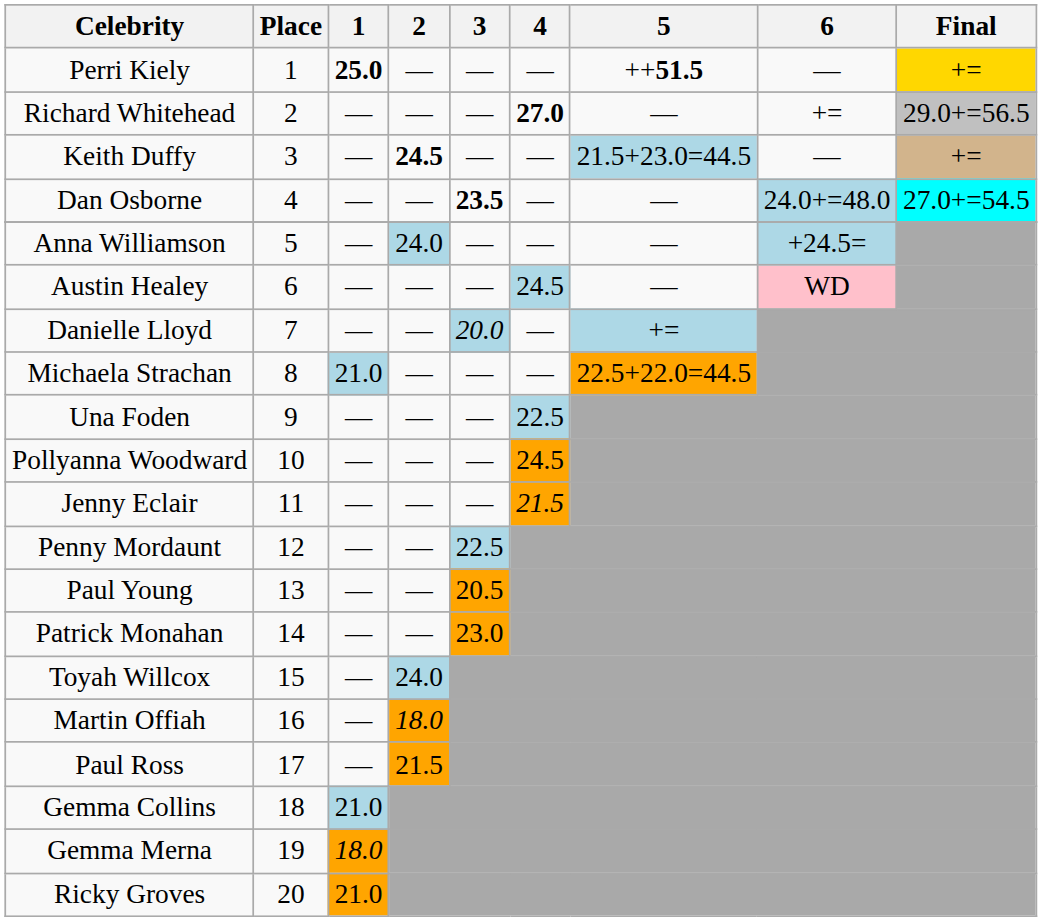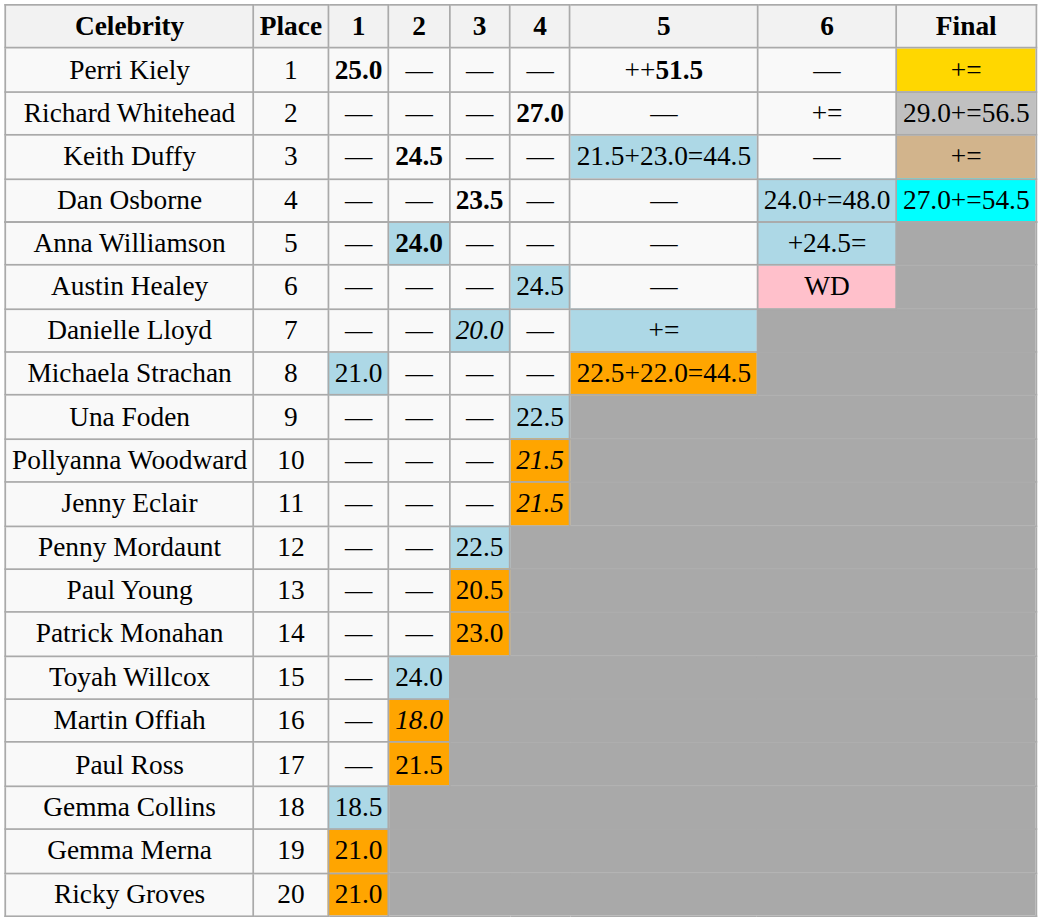(419, 243) normal -> (419, 243) bold
(540, 460) 24.5 -> (540, 460) 21.5
(359, 807) 21.0 -> (359, 807) 18.5
(359, 850) 18.0 -> (359, 850) 21.0
